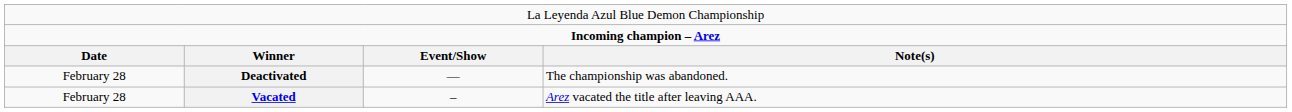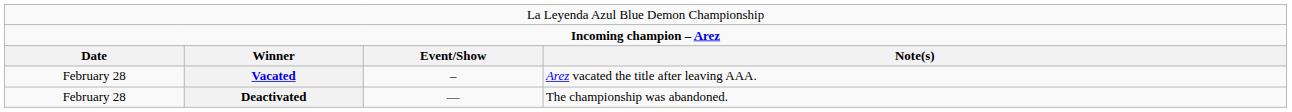rows swapped: (274, 96) <-> (274, 76)
